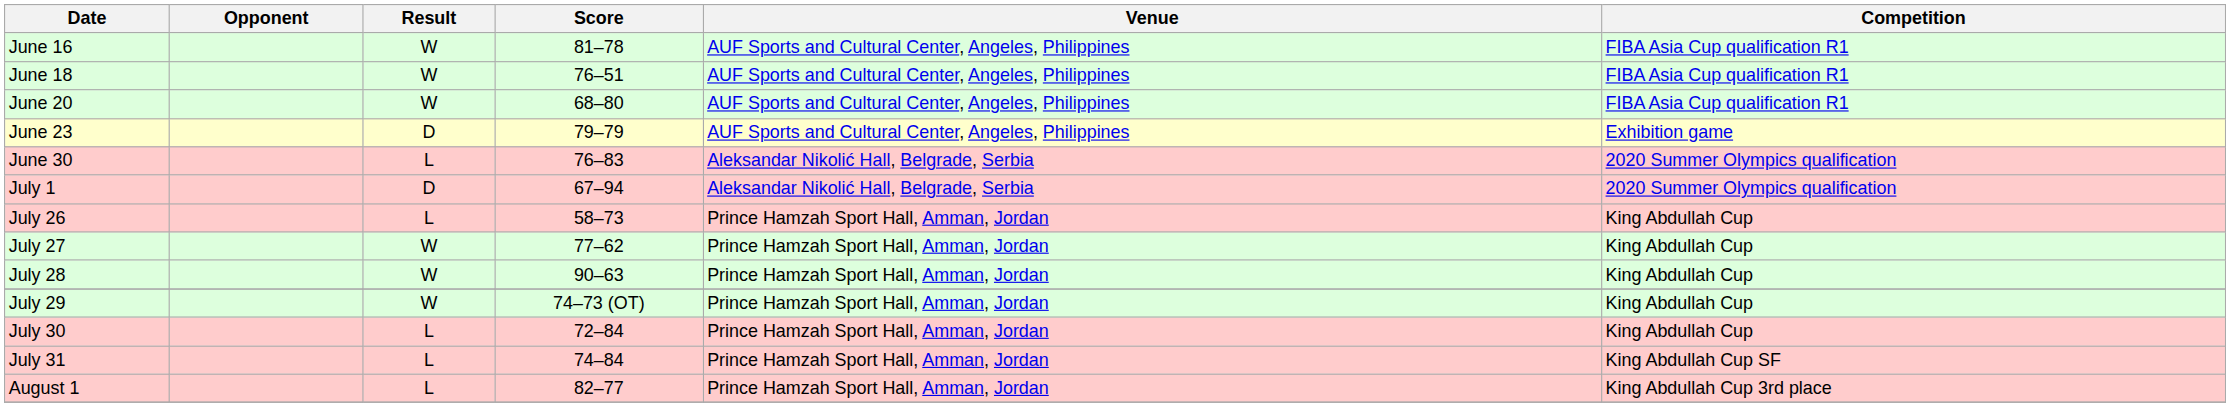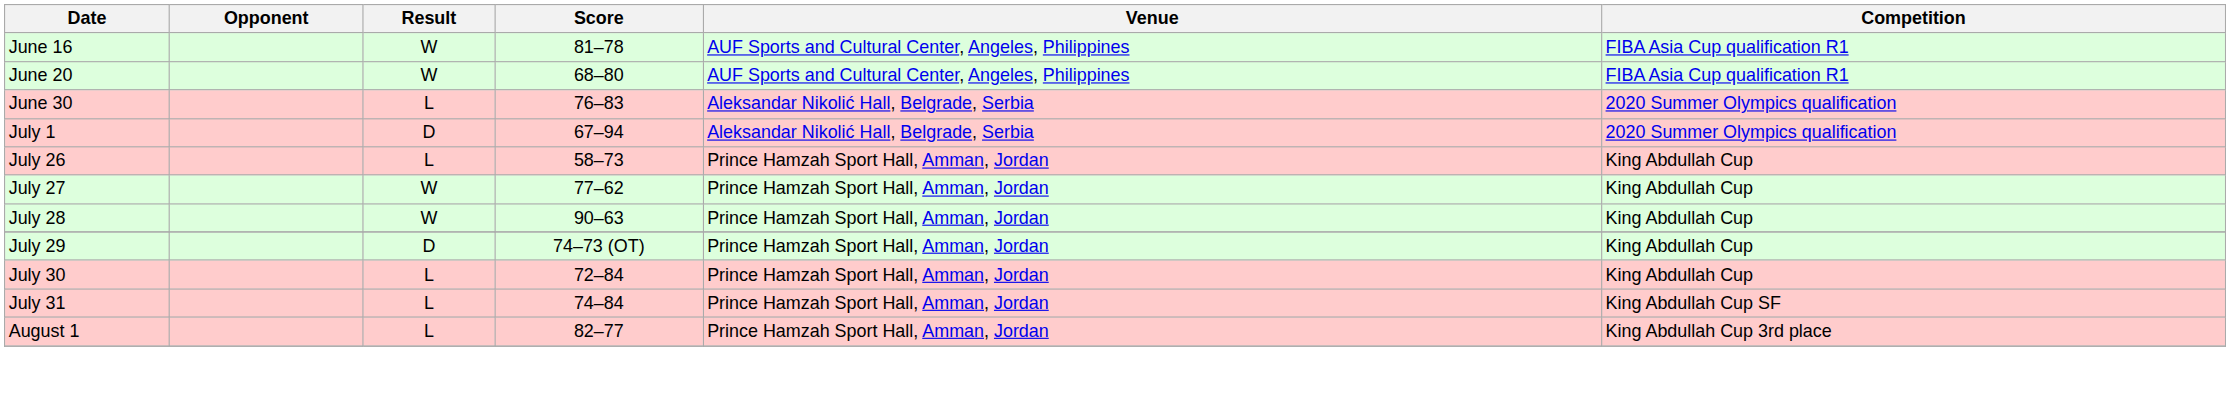- row: (41, 75)
- row: (41, 132)
(429, 302) W -> (429, 246) D
